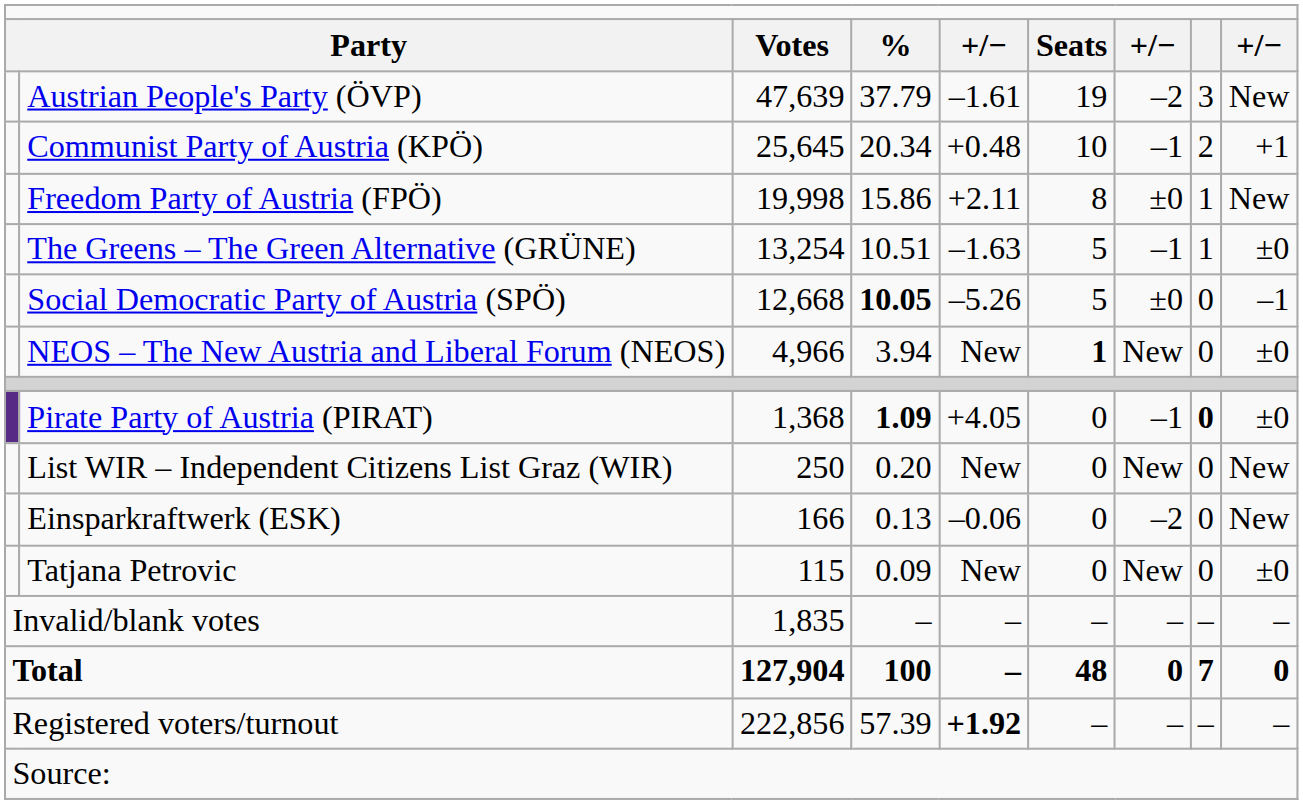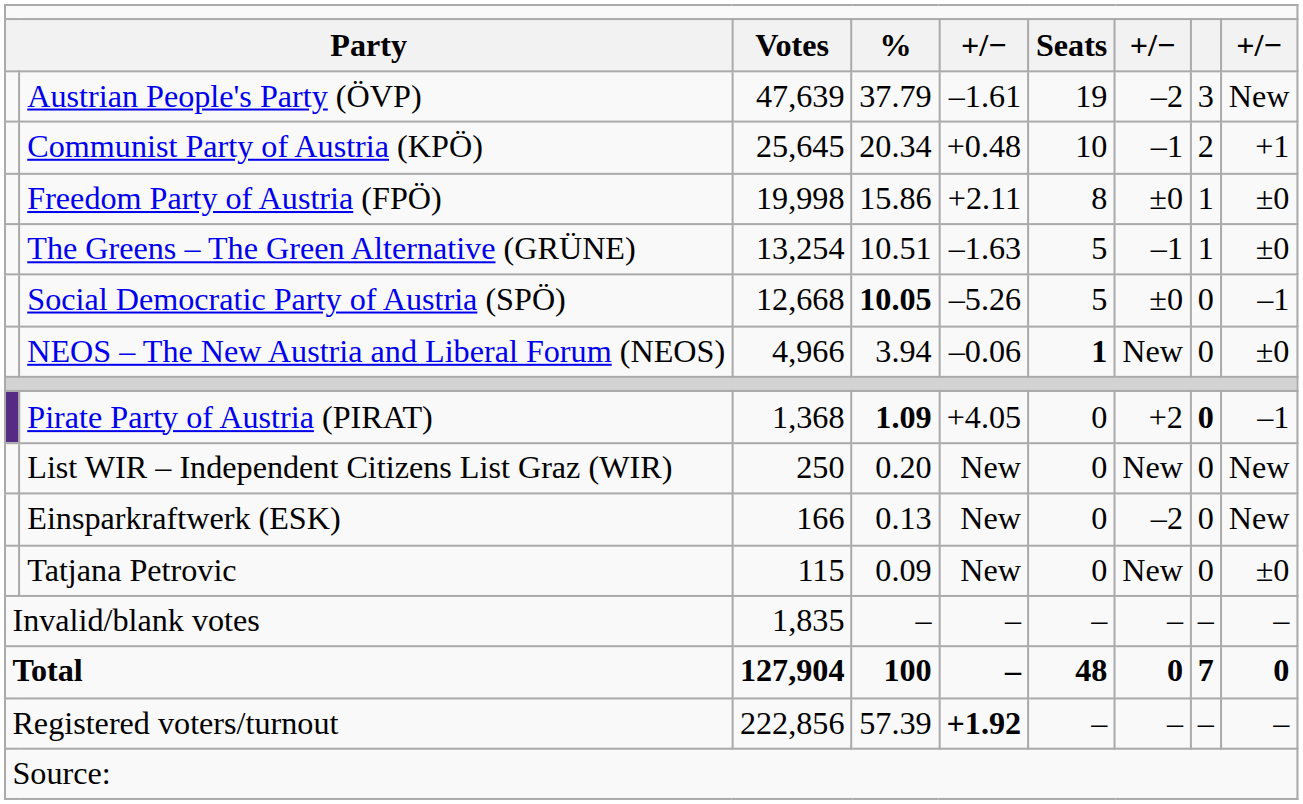(1259, 197) New -> (1273, 197) ±0
(991, 350) New -> (985, 350) –0.06
(1167, 416) –1 -> (1166, 416) +2
(1273, 416) ±0 -> (1273, 416) –1
(985, 518) –0.06 -> (991, 518) New
